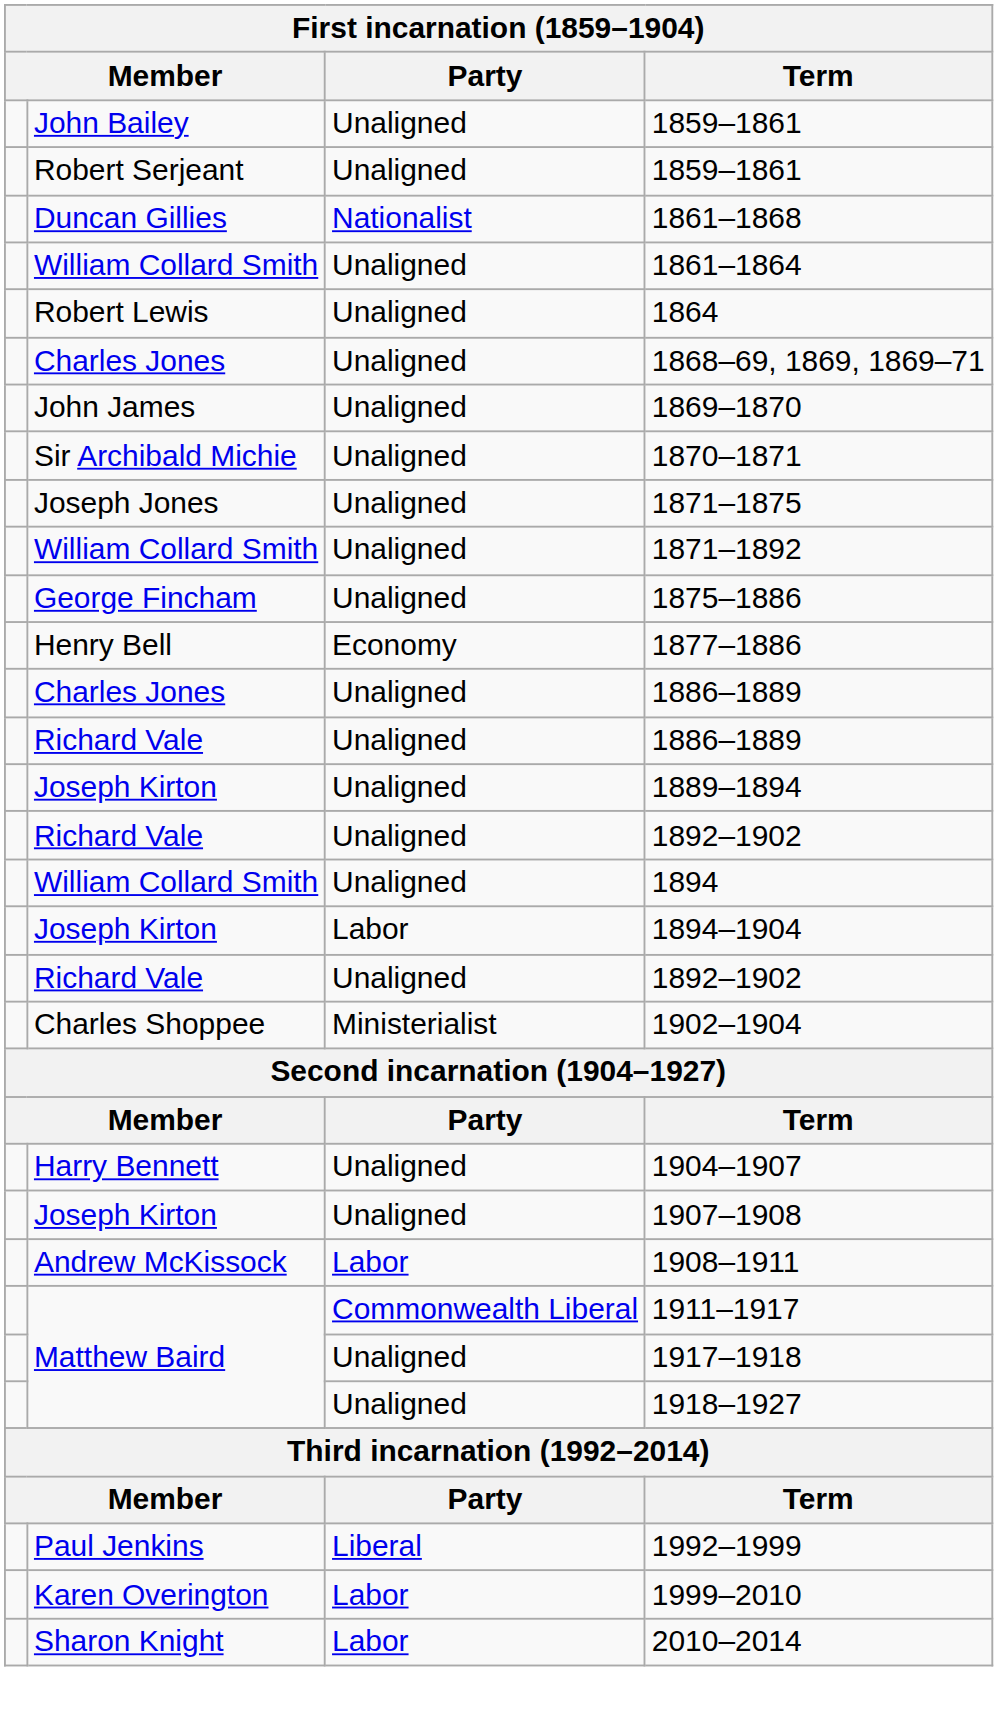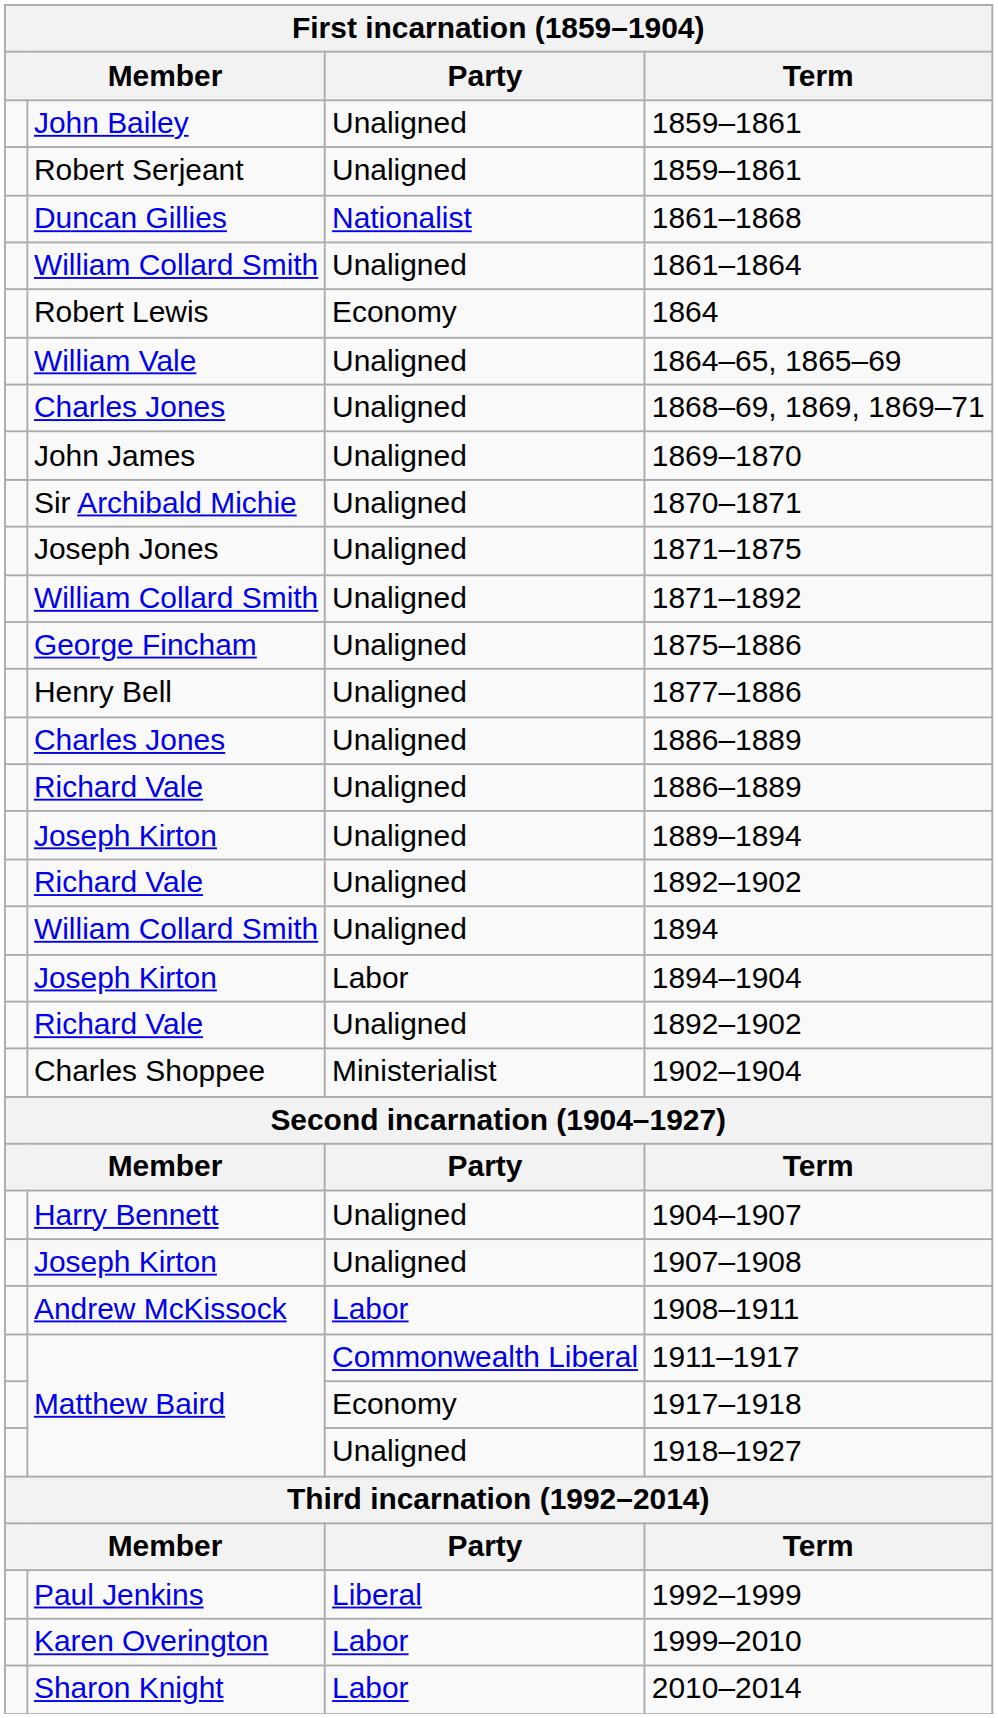(399, 312) Unaligned -> (394, 312) Economy
+ row: (115, 360)
(394, 645) Economy -> (399, 692) Unaligned
(399, 1356) Unaligned -> (394, 1404) Economy
